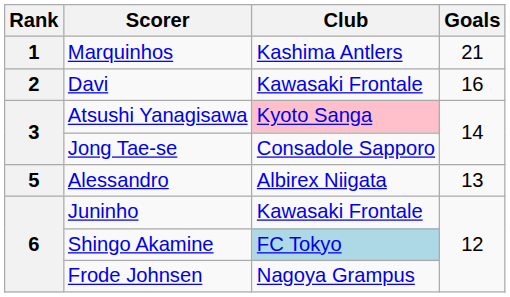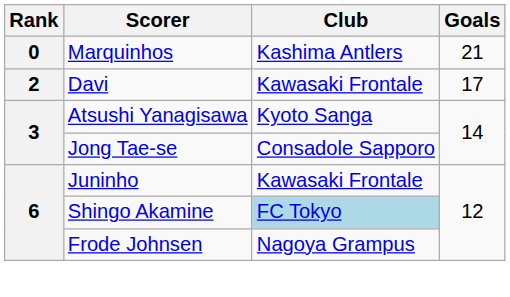(34, 52) 1 -> (34, 52) 0
(472, 84) 16 -> (472, 84) 17
(315, 116) pink background -> (315, 116) no background
- row: (118, 180)
